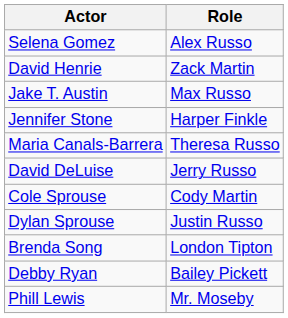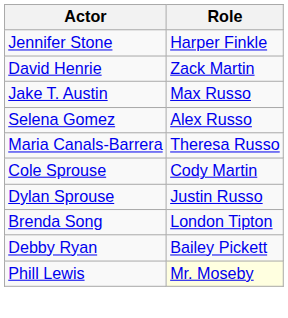rows swapped: (62, 42) <-> (60, 119)
- row: (61, 171)
(212, 299) no background -> (212, 273) lightyellow background
